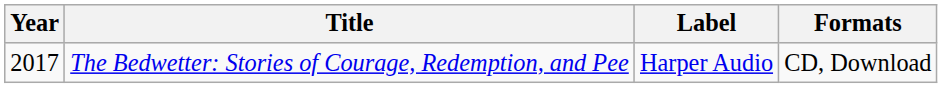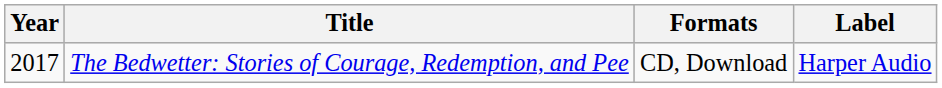columns swapped: (707, 23) <-> (858, 23)
